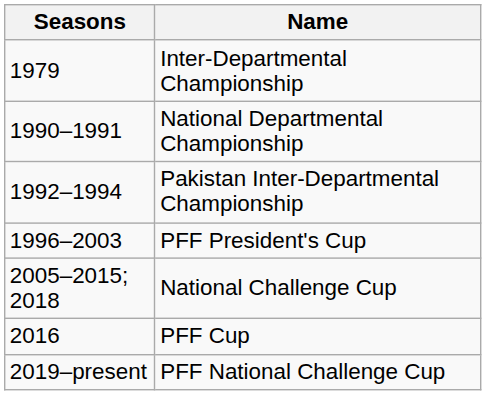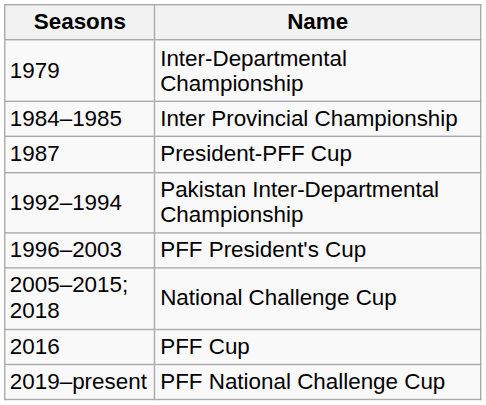+ row: (309, 118)
+ row: (256, 154)
- row: (272, 131)
